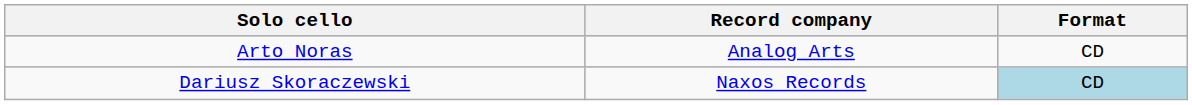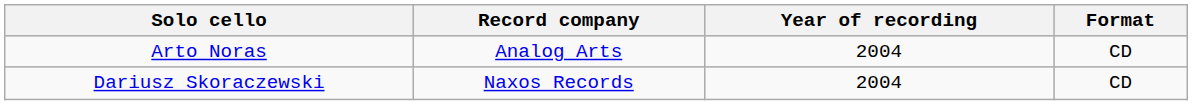+ column: (879, 20)
(1092, 83) lightblue background -> (1120, 83) no background
